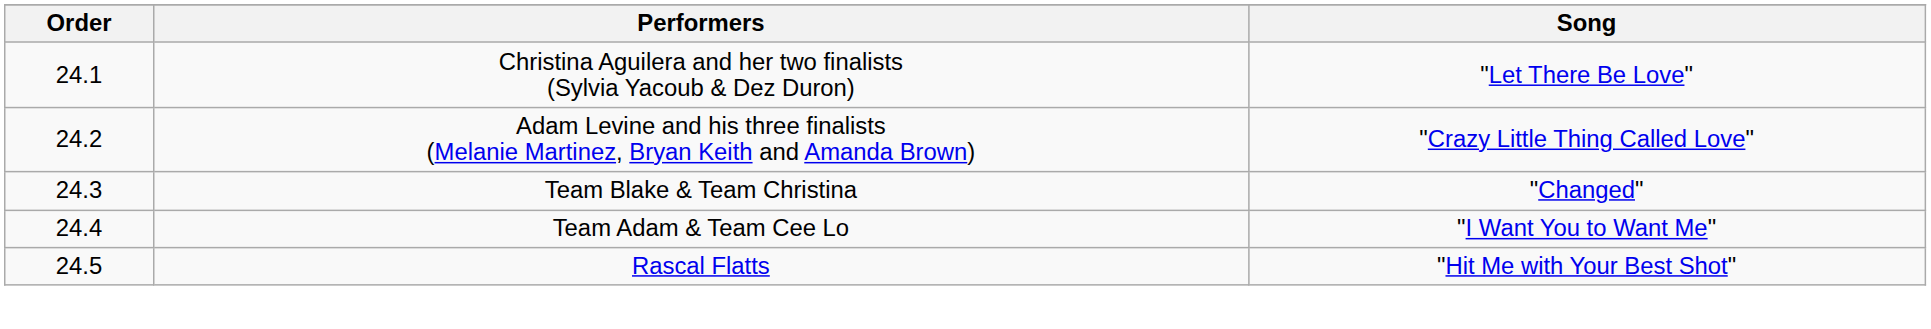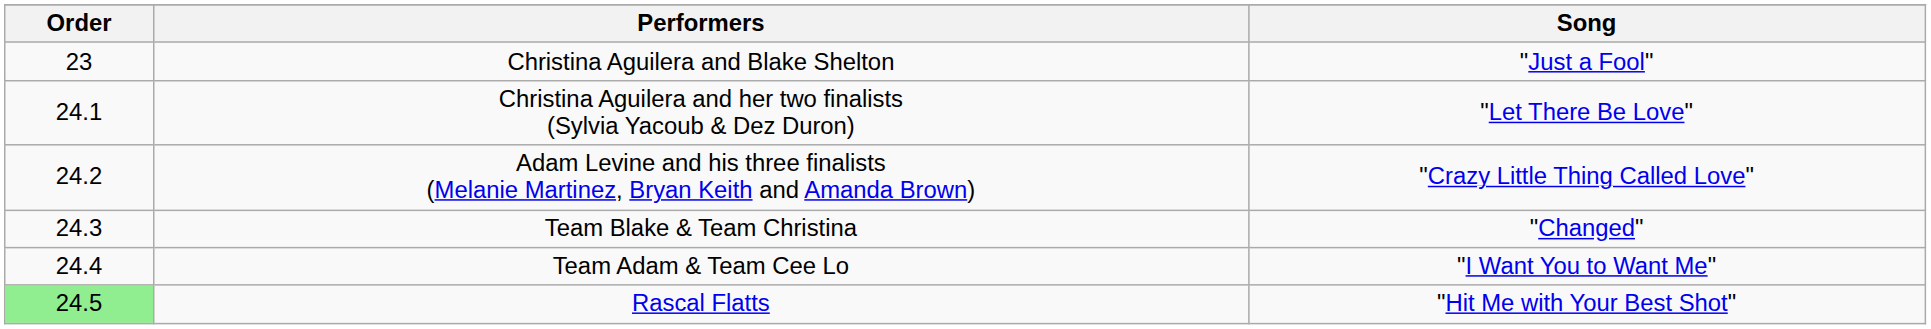+ row: (701, 61)
(79, 266) no background -> (79, 303) lightgreen background
